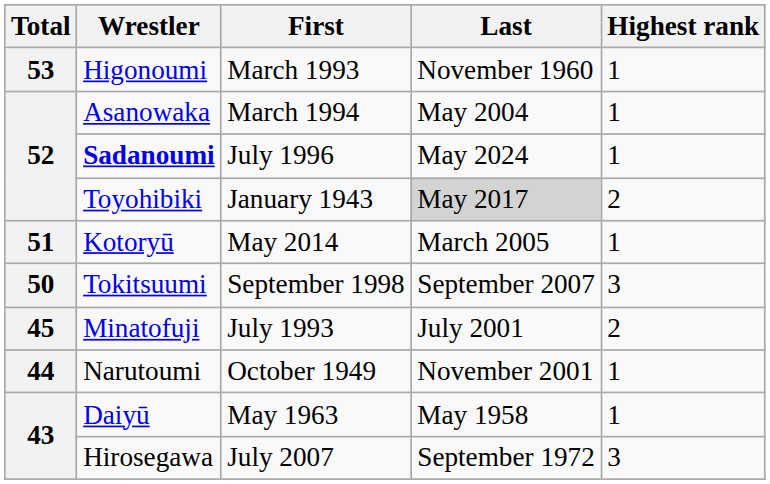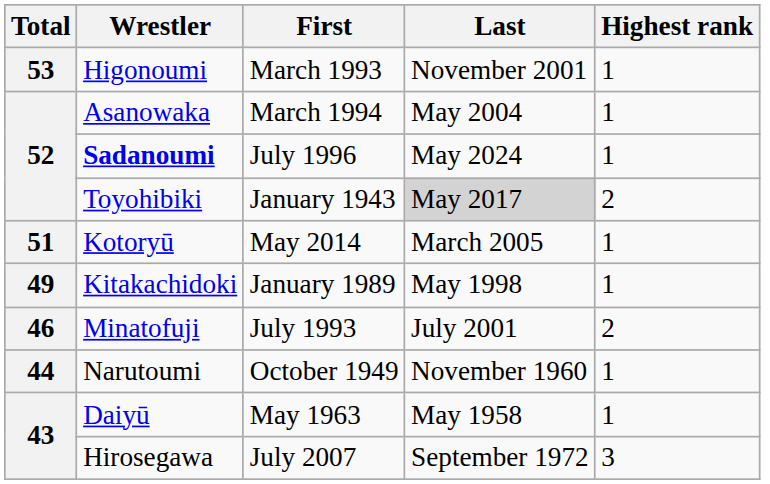(505, 69) November 1960 -> (499, 69) November 2001
- row: (145, 284)
+ row: (160, 284)
(41, 328) 45 -> (41, 328) 46
(505, 371) November 2001 -> (499, 371) November 1960
